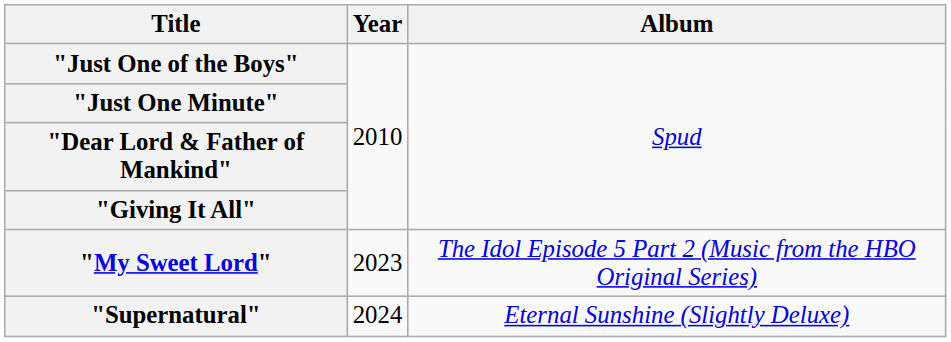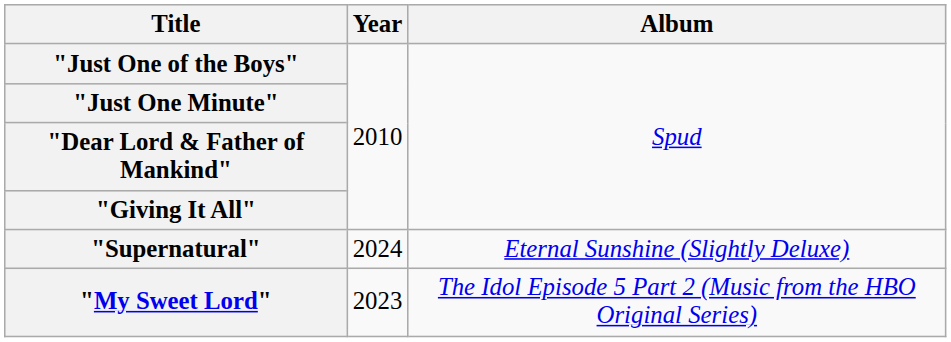rows swapped: (176, 262) <-> (176, 315)
